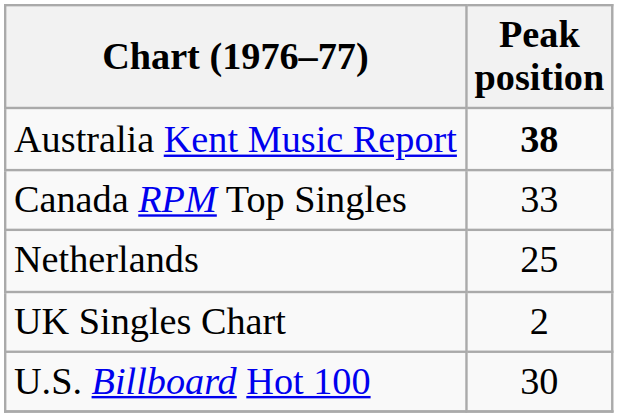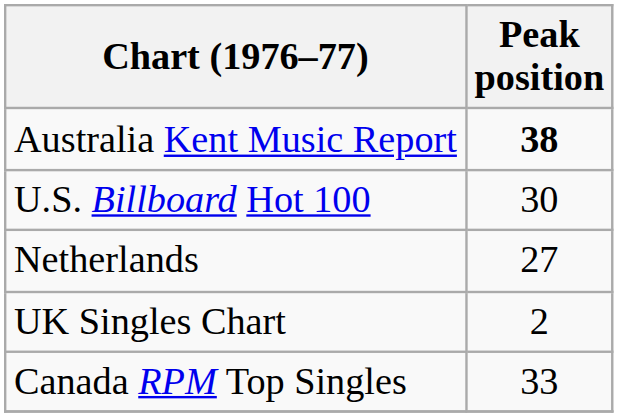rows swapped: (210, 199) <-> (192, 381)
(539, 259) 25 -> (539, 259) 27
